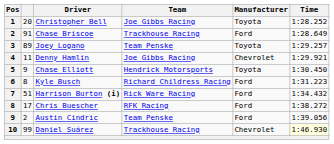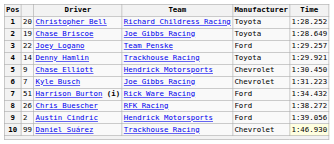(159, 23) Joe Gibbs Racing -> (177, 23) Richard Childress Racing
(27, 35) 91 -> (27, 35) 19
(162, 35) Trackhouse Racing -> (159, 35) Joe Gibbs Racing
(243, 35) Ford -> (248, 35) Toyota
(27, 47) 89 -> (27, 47) 22
(248, 47) Toyota -> (243, 47) Ford
(27, 58) 11 -> (27, 58) 14
(159, 58) Joe Gibbs Racing -> (162, 58) Trackhouse Racing
(254, 58) Chevrolet -> (248, 58) Toyota
(248, 70) Toyota -> (254, 70) Chevrolet
(25, 82) 8 -> (25, 82) 7
(177, 82) Richard Childress Racing -> (159, 82) Joe Gibbs Racing
(243, 82) Ford -> (254, 82) Chevrolet
(27, 106) 17 -> (27, 106) 26
(148, 118) Team Penske -> (168, 118) Hendrick Motorsports
